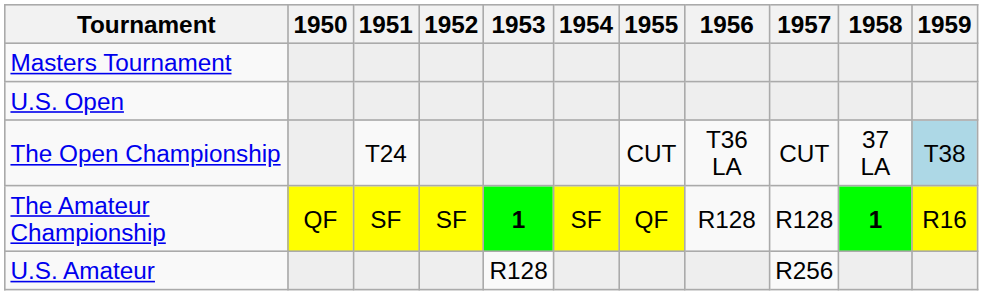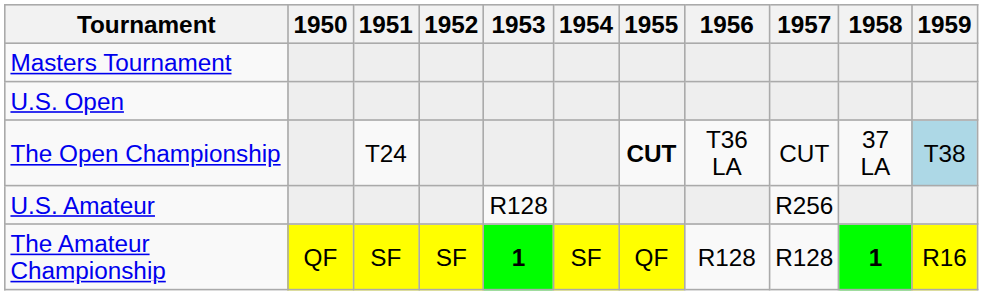(651, 153) normal -> (651, 153) bold
rows swapped: (83, 271) <-> (88, 219)
